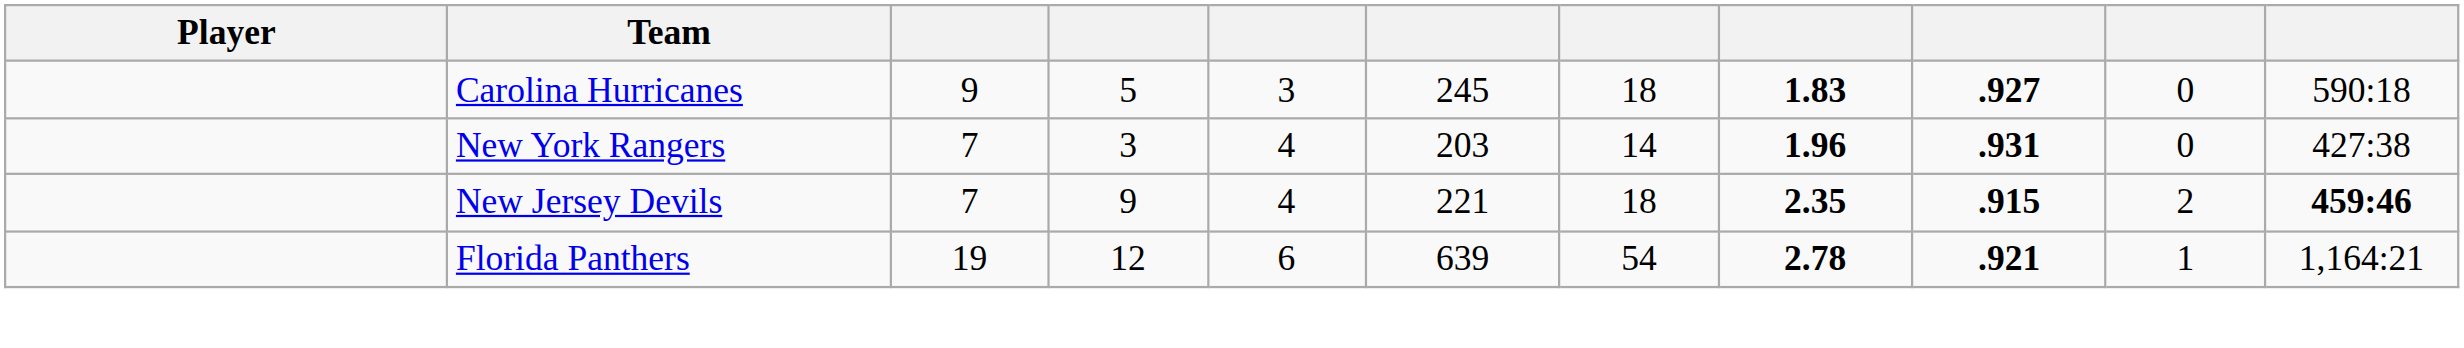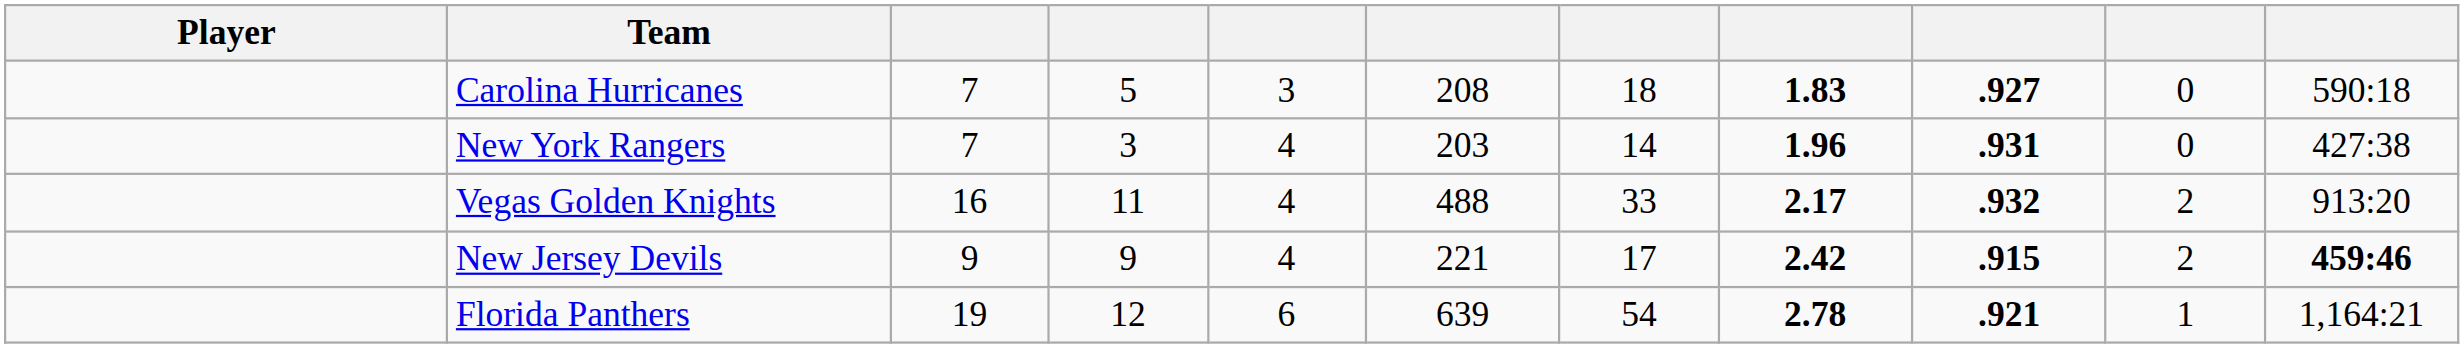(970, 88) 9 -> (970, 88) 7
(1463, 88) 245 -> (1463, 88) 208
+ row: (616, 201)
(970, 201) 7 -> (970, 257) 9
(1639, 201) 18 -> (1639, 257) 17
(1815, 201) 2.35 -> (1815, 257) 2.42
